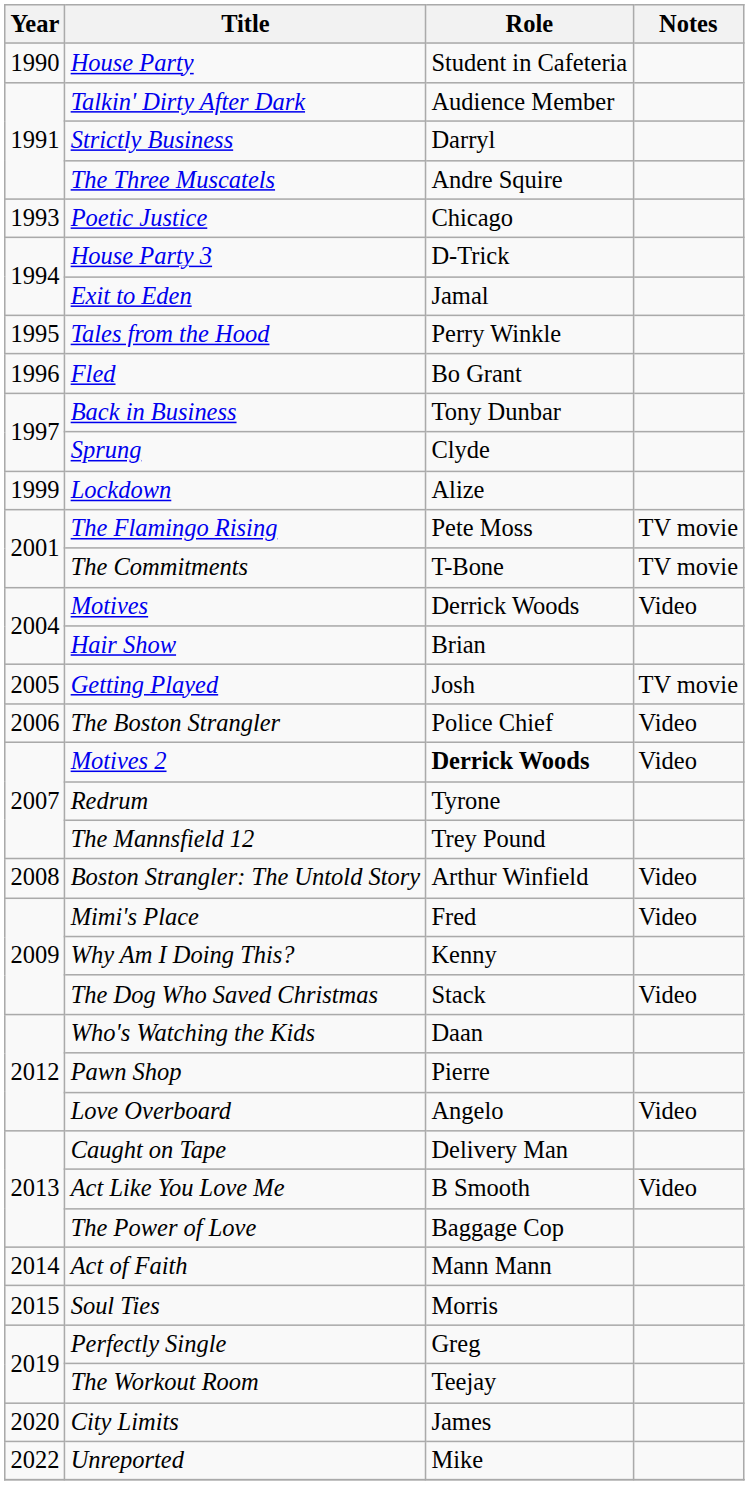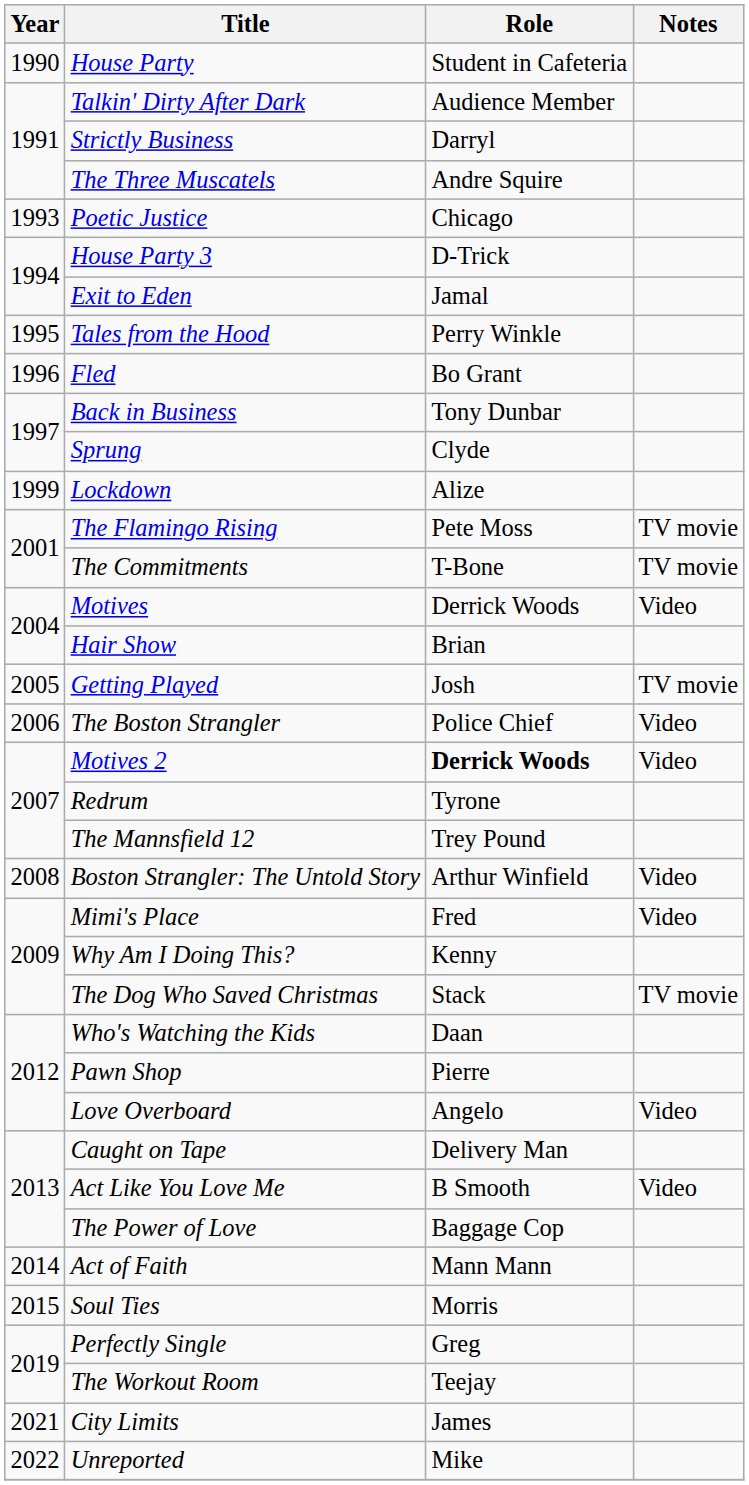(668, 994) Video -> (688, 994) TV movie
(35, 1421) 2020 -> (35, 1421) 2021
